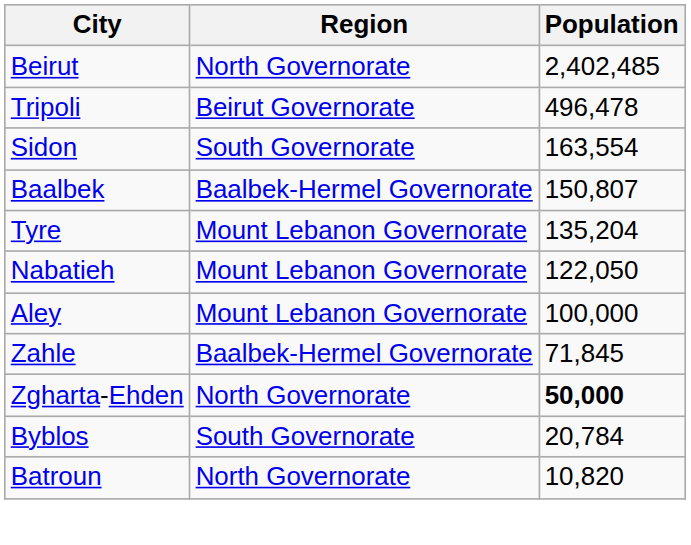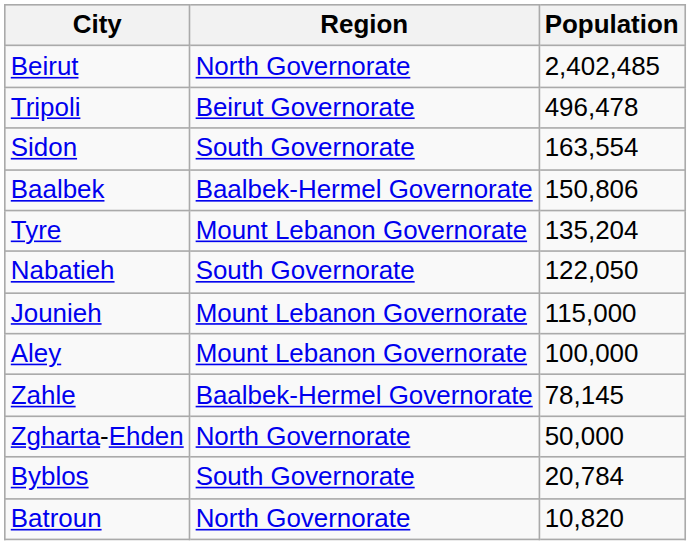(592, 189) 150,807 -> (592, 189) 150,806
(361, 271) Mount Lebanon Governorate -> (305, 271) South Governorate
+ row: (56, 312)
(584, 353) 71,845 -> (584, 395) 78,145
(584, 395) bold -> (584, 436) normal
